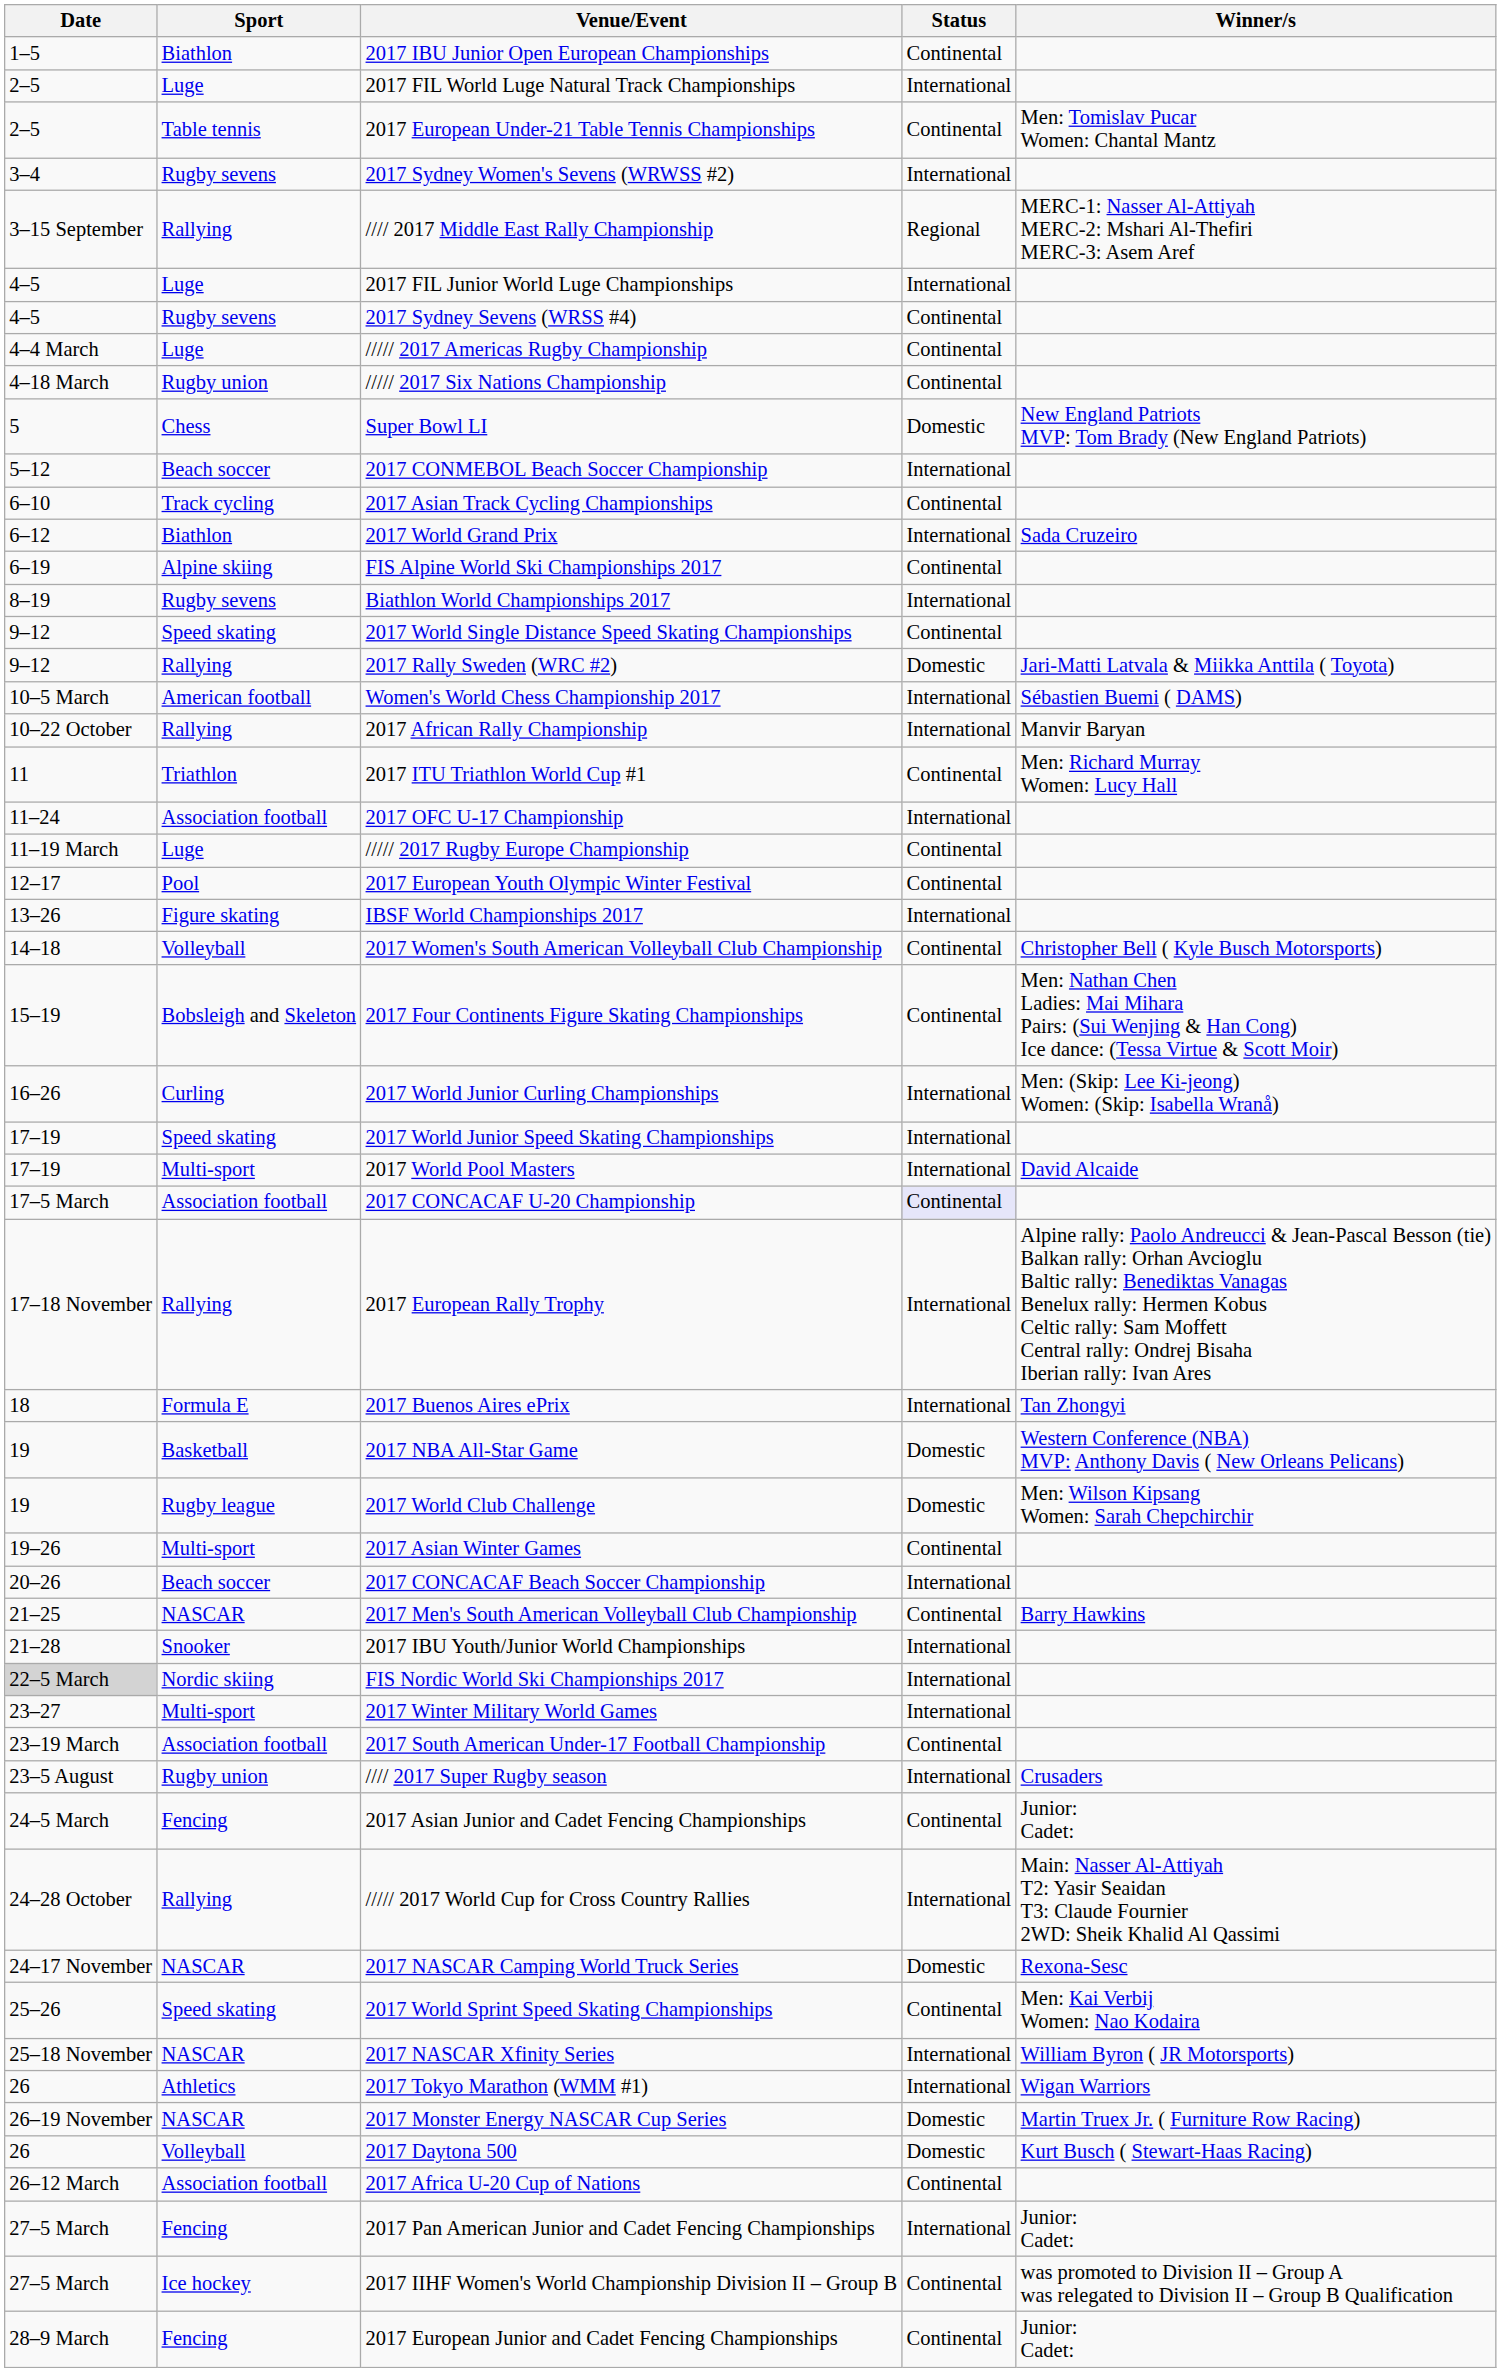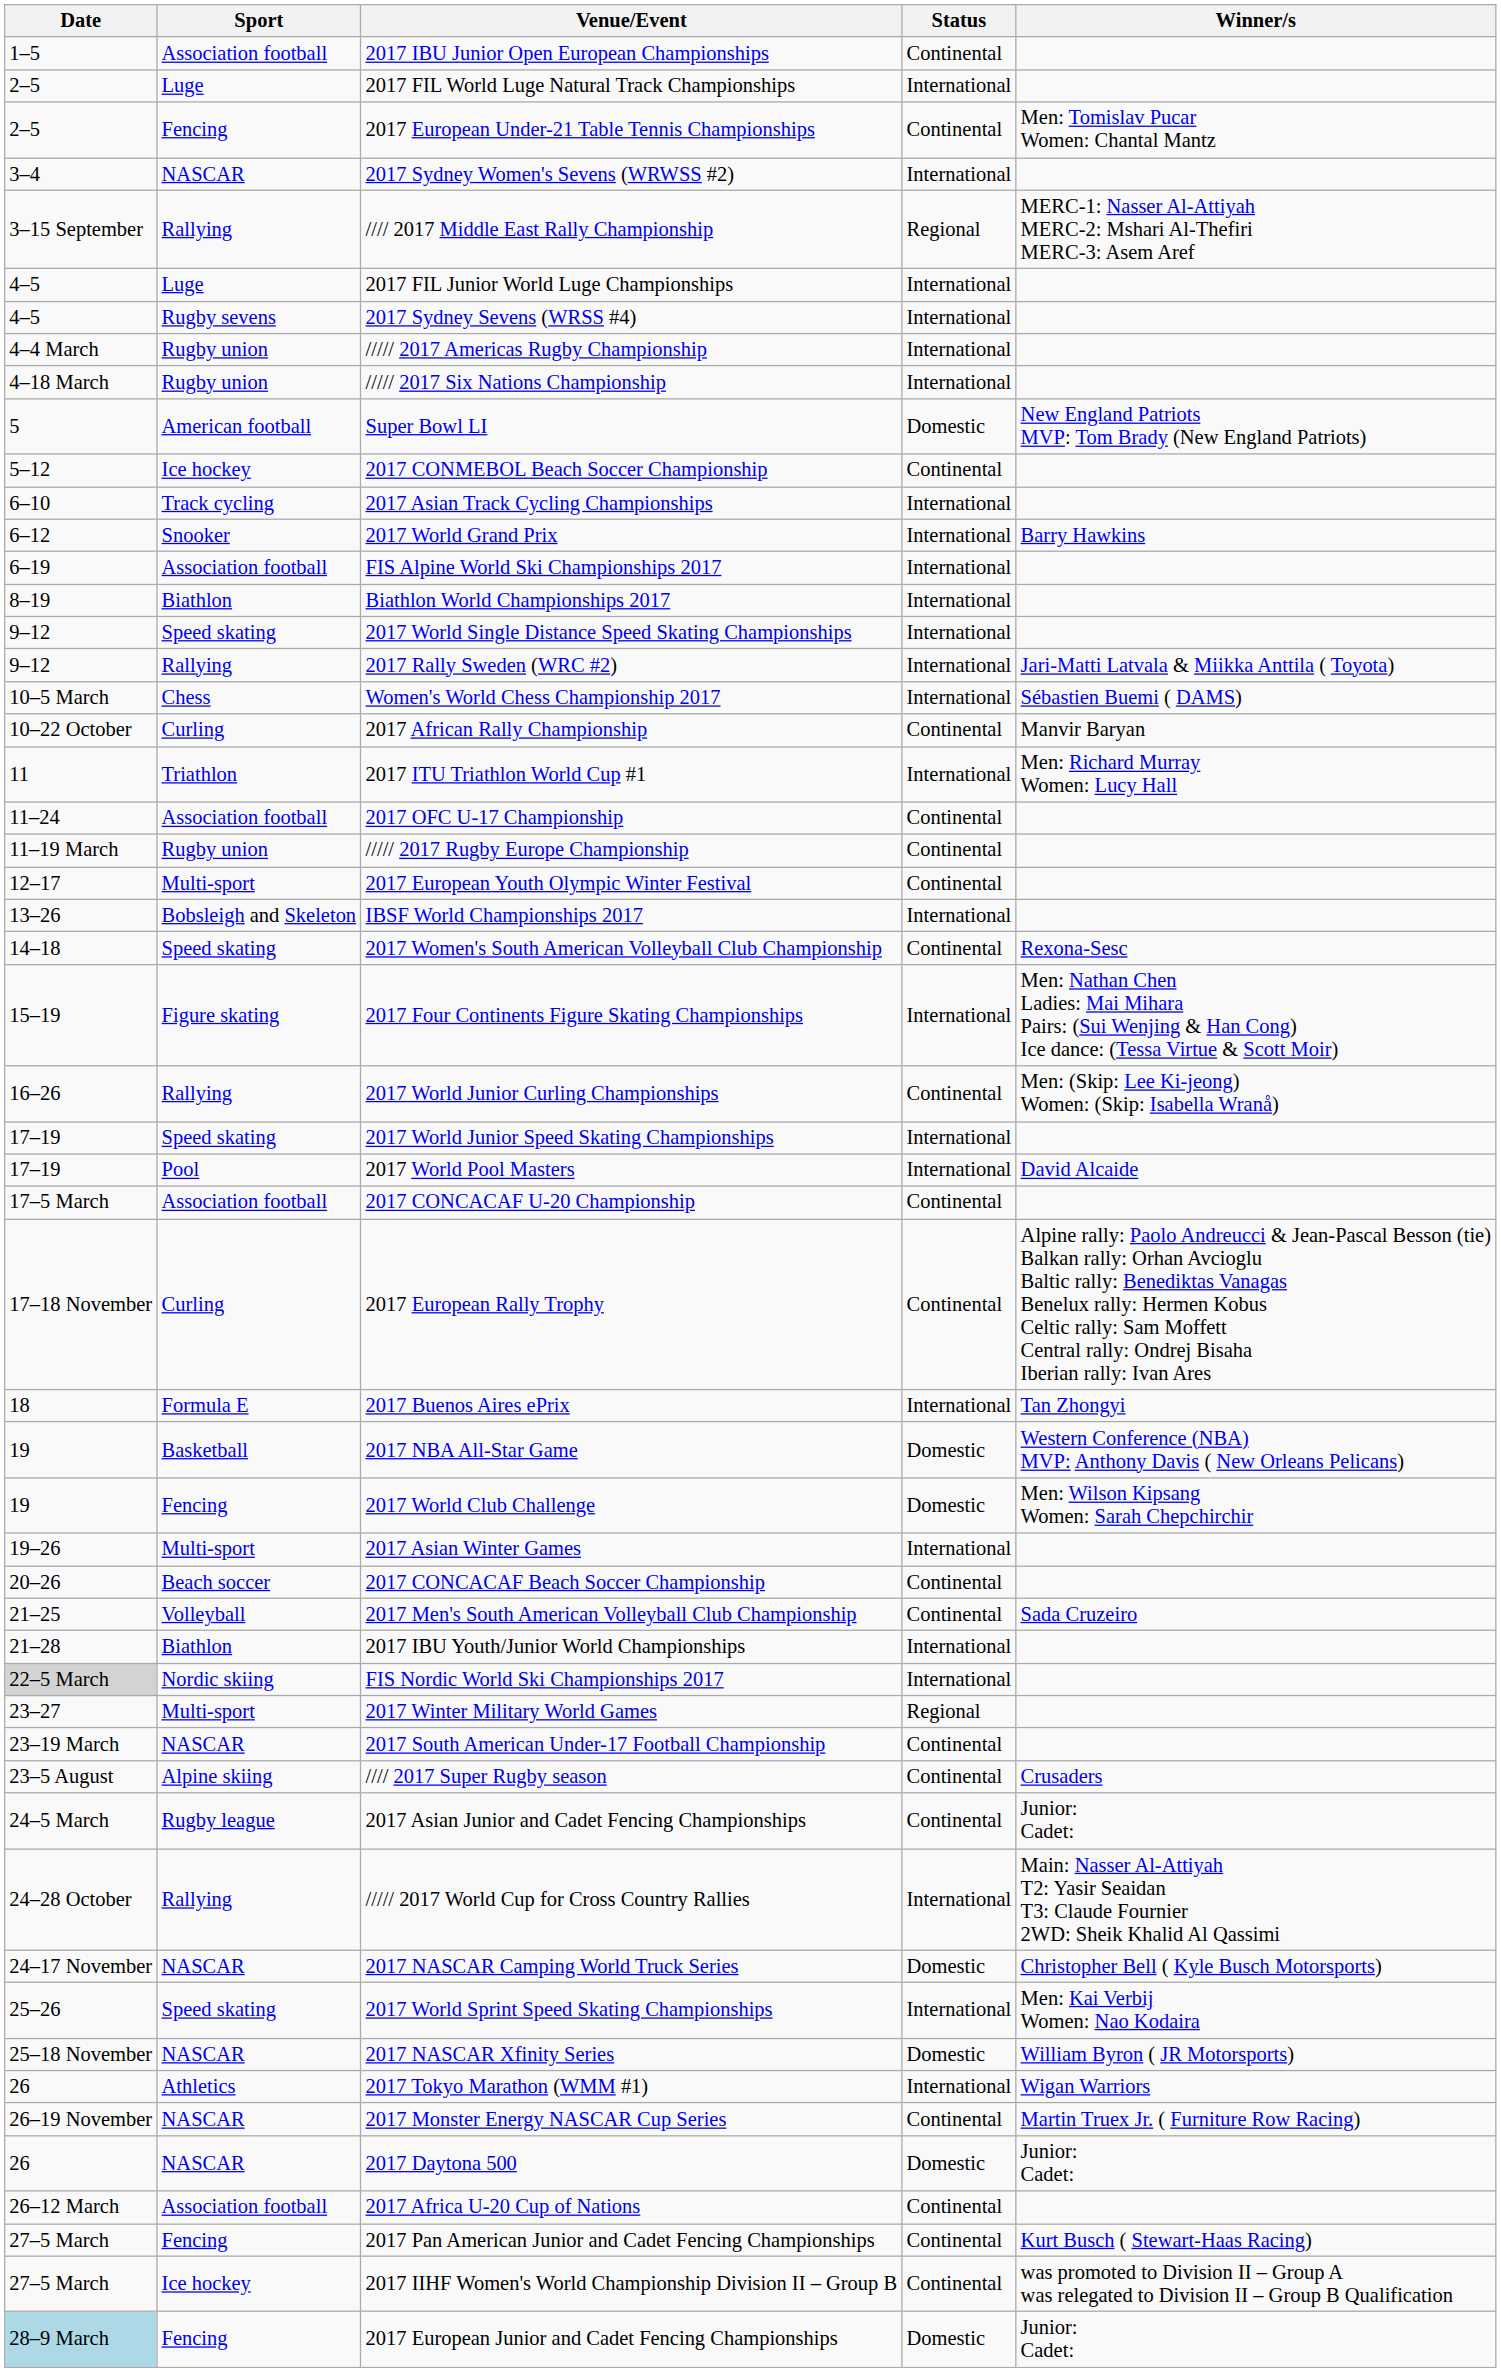(197, 53) Biathlon -> (244, 53) Association football
(211, 129) Table tennis -> (195, 129) Fencing
(219, 173) Rugby sevens -> (203, 173) NASCAR
(954, 317) Continental -> (959, 317) International
(183, 349) Luge -> (215, 349) Rugby union
(954, 349) Continental -> (959, 349) International
(954, 382) Continental -> (959, 382) International
(186, 426) Chess -> (236, 426) American football
(216, 470) Beach soccer -> (206, 470) Ice hockey
(959, 470) International -> (954, 470) Continental
(954, 502) Continental -> (959, 502) International
(197, 535) Biathlon -> (196, 535) Snooker
(1079, 535) Sada Cruzeiro -> (1083, 535) Barry Hawkins
(217, 567) Alpine skiing -> (244, 567) Association football
(954, 567) Continental -> (959, 567) International
(219, 600) Rugby sevens -> (197, 600) Biathlon
(954, 632) Continental -> (959, 632) International
(946, 665) Domestic -> (959, 665) International
(236, 697) American football -> (186, 697) Chess
(197, 730) Rallying -> (193, 730) Curling
(959, 730) International -> (954, 730) Continental
(954, 774) Continental -> (959, 774) International
(959, 818) International -> (954, 818) Continental
(183, 850) Luge -> (215, 850) Rugby union
(180, 882) Pool -> (208, 882) Multi-sport
(220, 915) Figure skating -> (259, 915) Bobsleigh and Skeleton
(203, 947) Volleyball -> (219, 947) Speed skating
(1201, 947) Christopher Bell ( Kyle Busch Motorsports) -> (1074, 947) Rexona-Sesc
(259, 1014) Bobsleigh and Skeleton -> (220, 1014) Figure skating
(954, 1014) Continental -> (959, 1014) International
(193, 1093) Curling -> (197, 1093) Rallying
(959, 1093) International -> (954, 1093) Continental
(208, 1170) Multi-sport -> (180, 1170) Pool
(954, 1202) lavender background -> (954, 1202) no background
(197, 1304) Rallying -> (193, 1304) Curling
(959, 1304) International -> (954, 1304) Continental
(218, 1505) Rugby league -> (195, 1505) Fencing
(954, 1549) Continental -> (959, 1549) International
(959, 1581) International -> (954, 1581) Continental
(203, 1614) NASCAR -> (203, 1614) Volleyball
(1083, 1614) Barry Hawkins -> (1079, 1614) Sada Cruzeiro
(196, 1646) Snooker -> (197, 1646) Biathlon
(959, 1711) International -> (944, 1711) Regional
(244, 1744) Association football -> (203, 1744) NASCAR
(215, 1776) Rugby union -> (217, 1776) Alpine skiing
(959, 1776) International -> (954, 1776) Continental
(195, 1820) Fencing -> (218, 1820) Rugby league
(1074, 1966) Rexona-Sesc -> (1201, 1966) Christopher Bell ( Kyle Busch Motorsports)
(954, 2010) Continental -> (959, 2010) International
(959, 2054) International -> (946, 2054) Domestic
(946, 2119) Domestic -> (954, 2119) Continental
(203, 2151) Volleyball -> (203, 2163) NASCAR
(1166, 2151) Kurt Busch ( Stewart-Haas Racing) -> (1049, 2163) Junior: Cadet:
(959, 2228) International -> (954, 2239) Continental
(1049, 2228) Junior: Cadet: -> (1166, 2239) Kurt Busch ( Stewart-Haas Racing)
(59, 2339) no background -> (59, 2339) lightblue background
(954, 2339) Continental -> (946, 2339) Domestic
